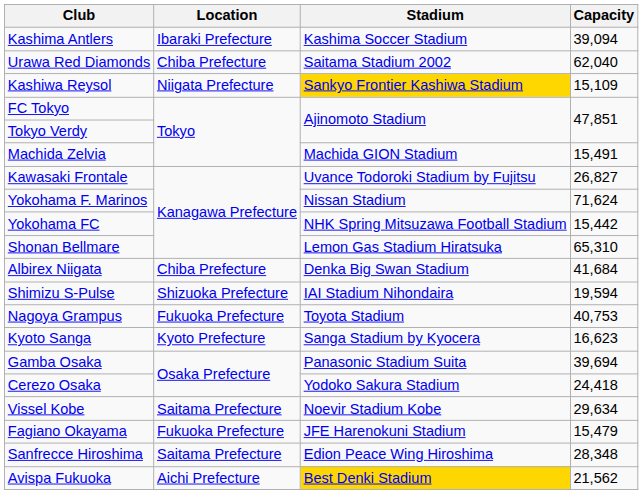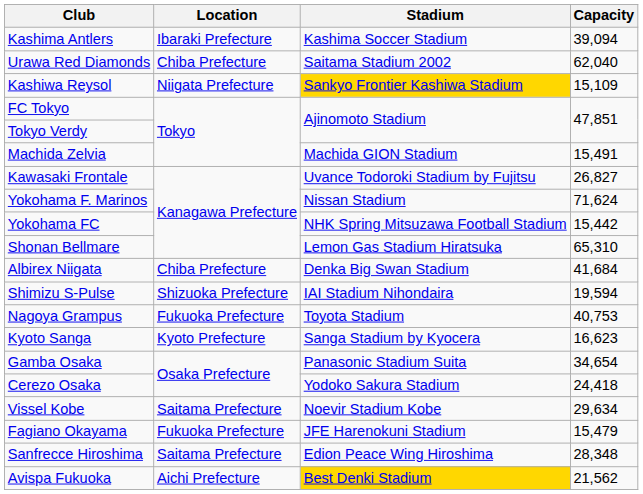(596, 362) 39,694 -> (596, 362) 34,654
